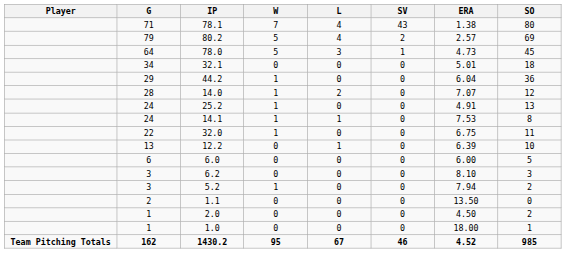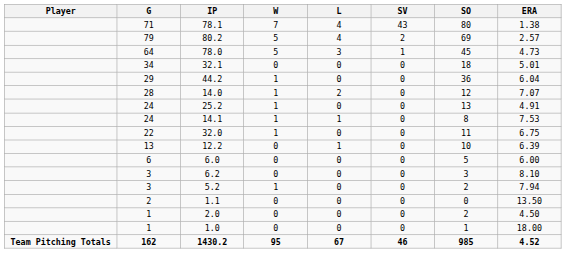columns swapped: (466, 11) <-> (529, 11)
